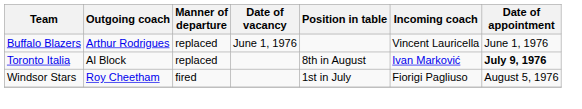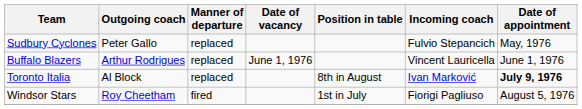+ row: (52, 43)
